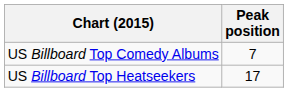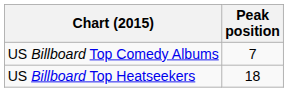(253, 76) 17 -> (253, 76) 18
